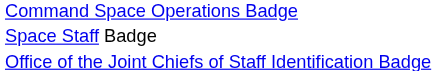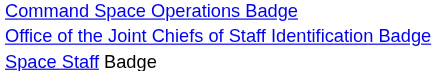rows swapped: (81, 36) <-> (218, 61)
